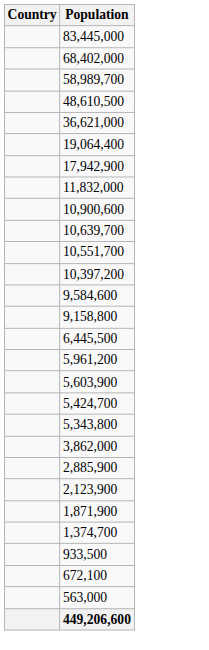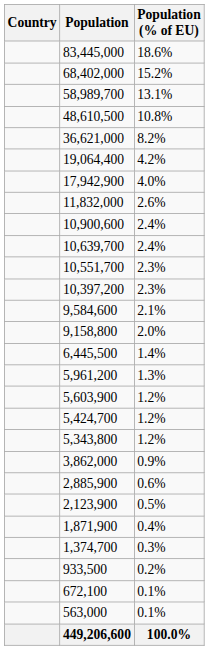+ column: (169, 22)
